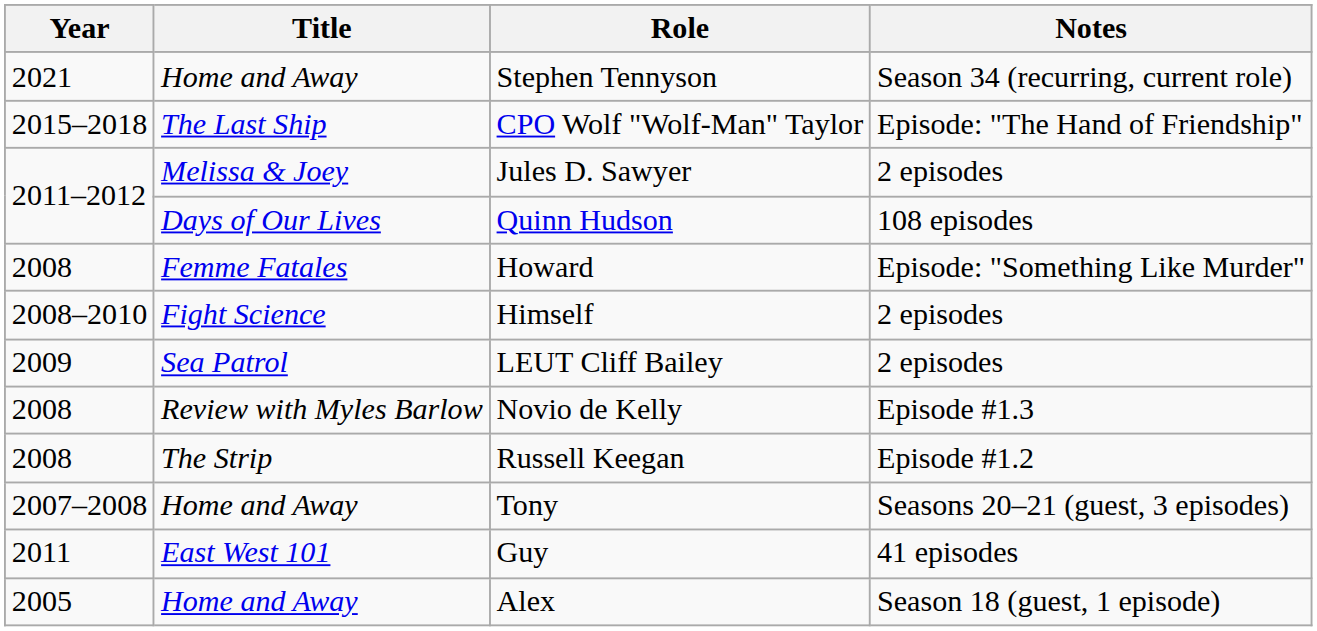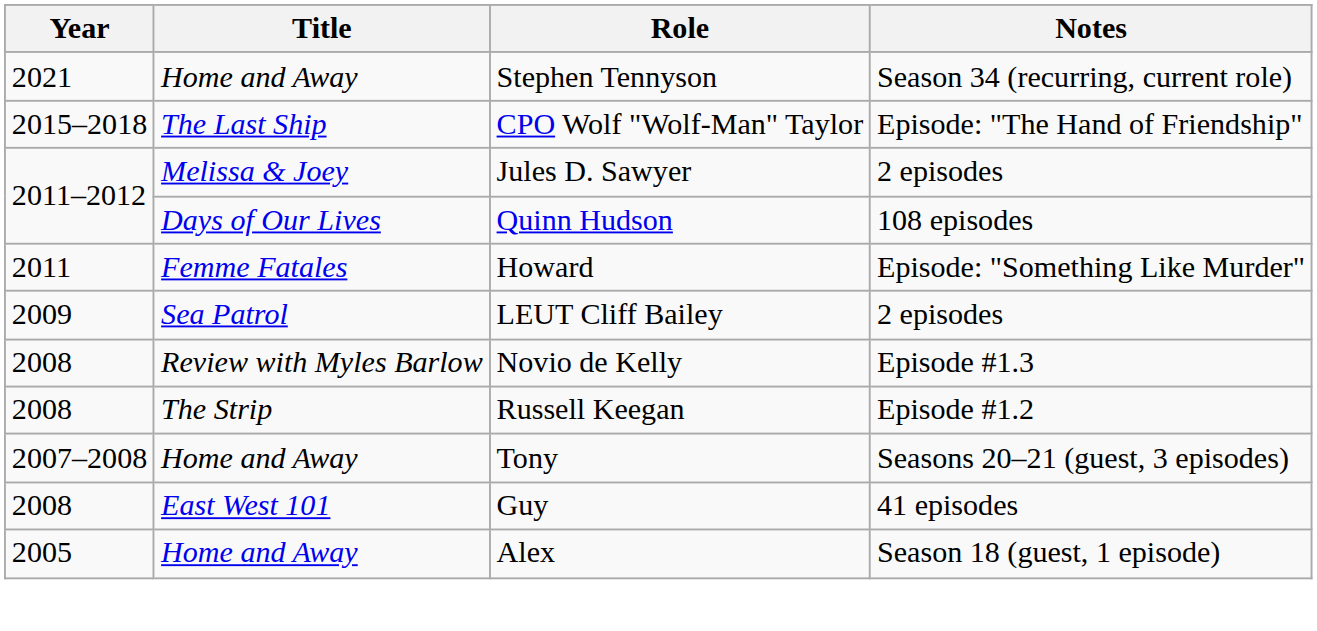(42, 266) 2008 -> (41, 266) 2011
- row: (545, 314)
(41, 553) 2011 -> (42, 505) 2008
